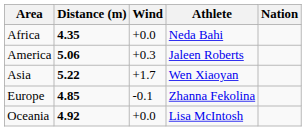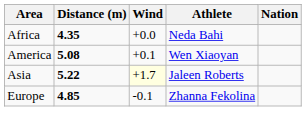(69, 55) 5.06 -> (69, 55) 5.08
(144, 55) +0.3 -> (144, 55) +0.1
(206, 55) Jaleen Roberts -> (204, 55) Wen Xiaoyan
(144, 75) no background -> (144, 75) lightyellow background
(204, 75) Wen Xiaoyan -> (206, 75) Jaleen Roberts
- row: (28, 116)
